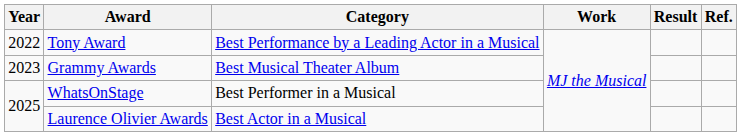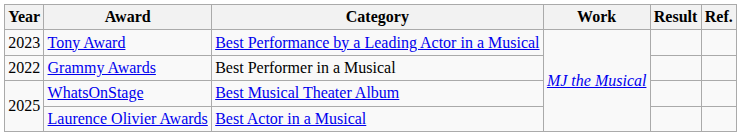(24, 42) 2022 -> (24, 42) 2023
(24, 67) 2023 -> (24, 67) 2022
(307, 67) Best Musical Theater Album -> (305, 67) Best Performer in a Musical
(305, 93) Best Performer in a Musical -> (307, 93) Best Musical Theater Album
